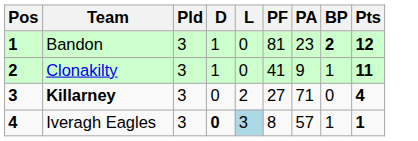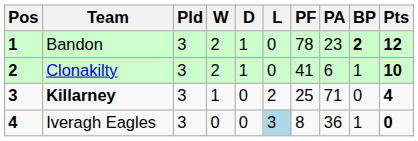+ column: (221, 18)
(276, 44) 81 -> (304, 44) 78
(300, 70) 9 -> (328, 70) 6
(364, 70) 11 -> (393, 70) 10
(276, 96) 27 -> (304, 96) 25
(215, 122) bold -> (243, 122) normal
(305, 122) 57 -> (333, 122) 36
(360, 122) 1 -> (388, 122) 0
